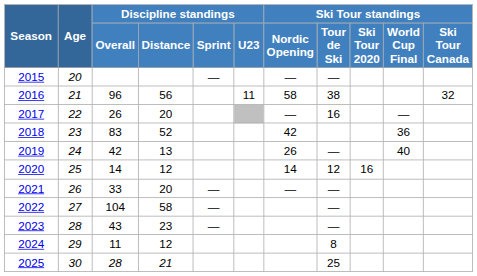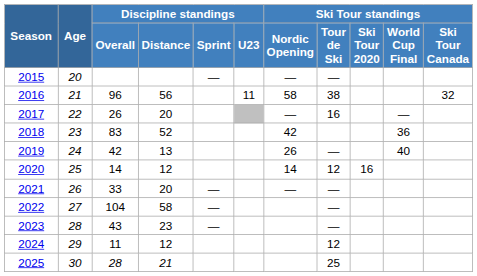(333, 244) 8 -> (333, 244) 12
